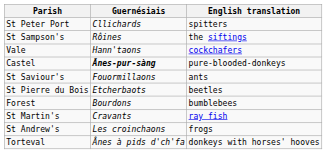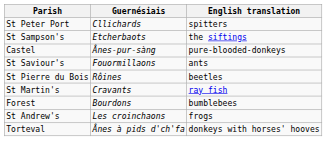(107, 37) Rôines -> (119, 37) Etcherbaots
- row: (16, 50)
(124, 63) bold -> (124, 50) normal
(119, 90) Etcherbaots -> (107, 77) Rôines
rows swapped: (21, 103) <-> (33, 116)
